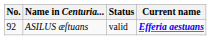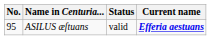(11, 27) 92 -> (11, 27) 95
